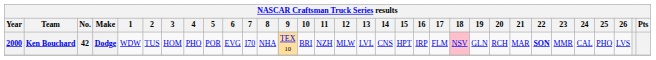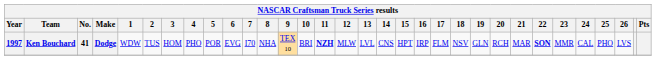(14, 43) 2000 -> (14, 43) 1997
(85, 43) 42 -> (85, 43) 41
(324, 43) normal -> (325, 43) bold
(460, 43) pink background -> (460, 43) no background
